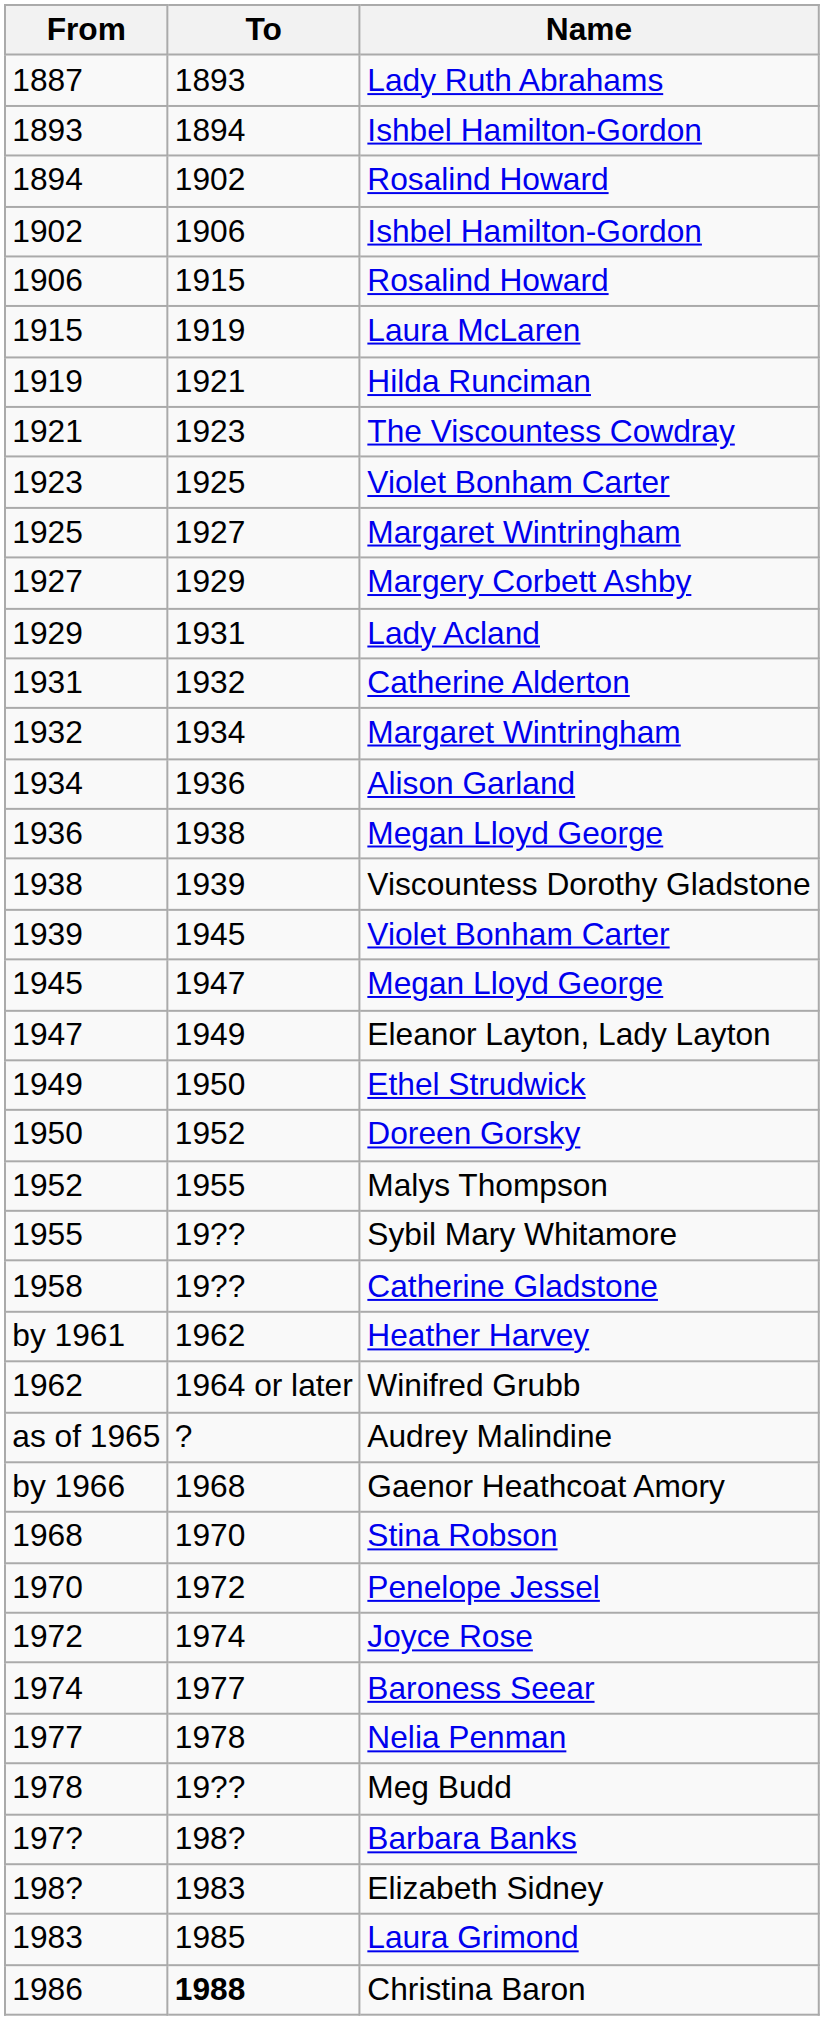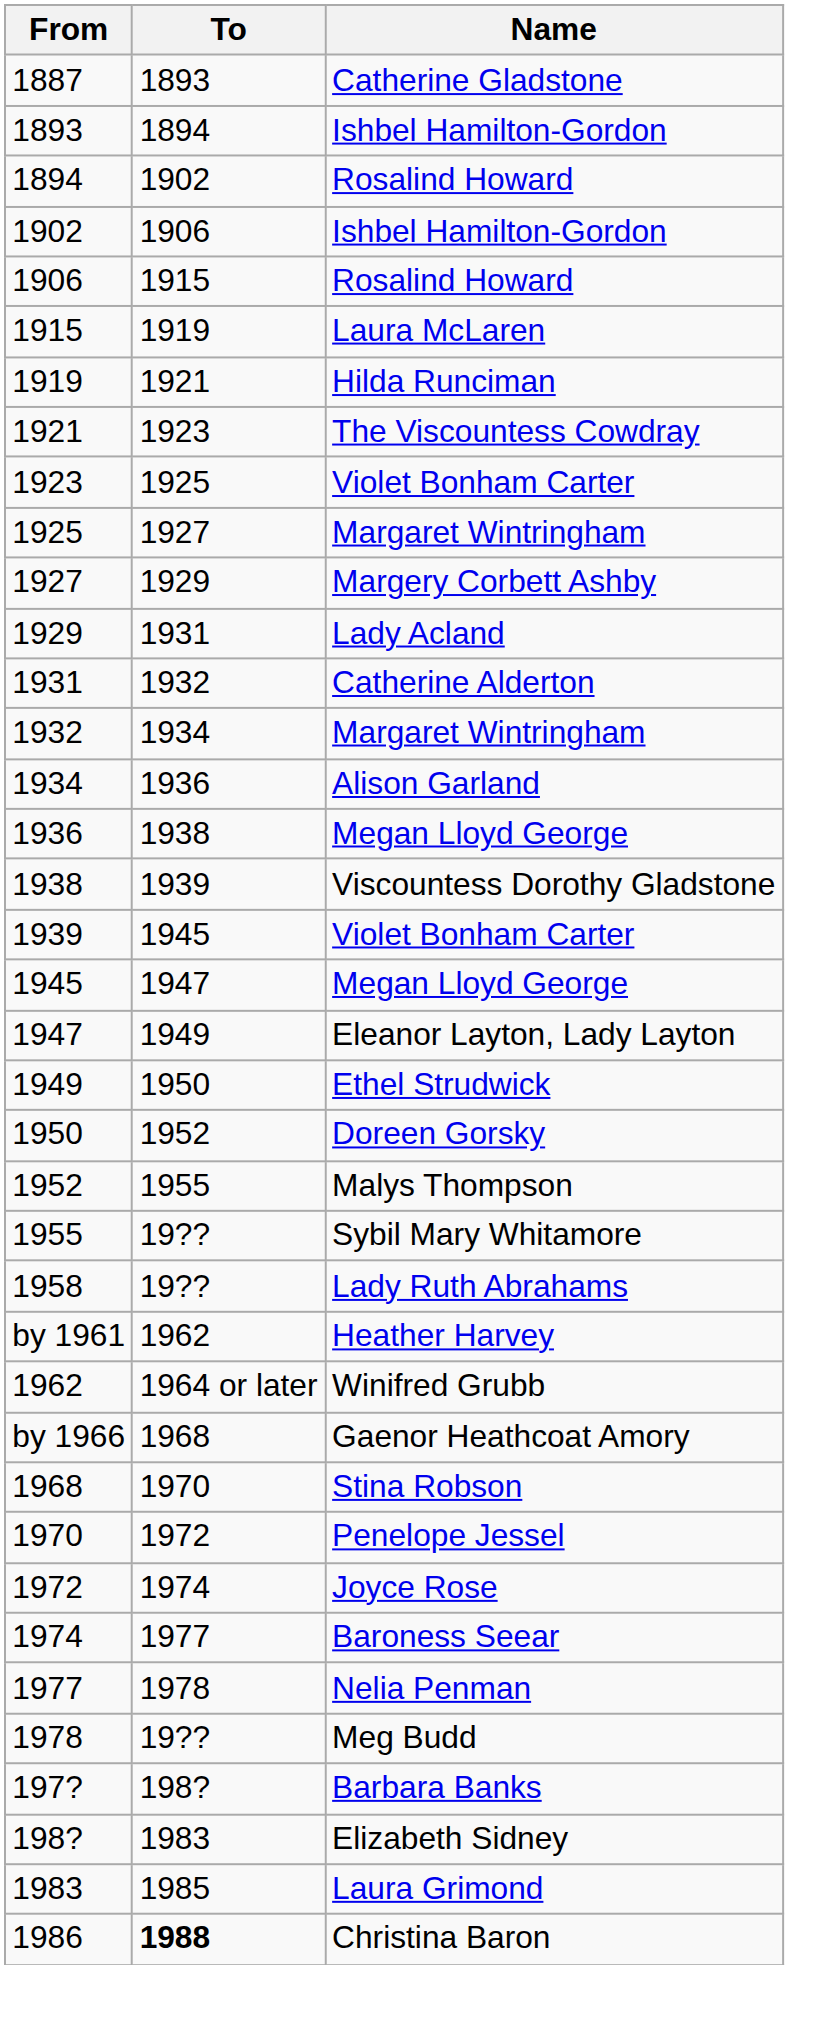(515, 79) Lady Ruth Abrahams -> (477, 79) Catherine Gladstone
(513, 1285) Catherine Gladstone -> (480, 1285) Lady Ruth Abrahams
- row: (86, 1436)
